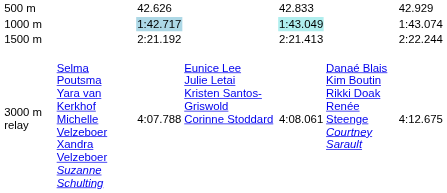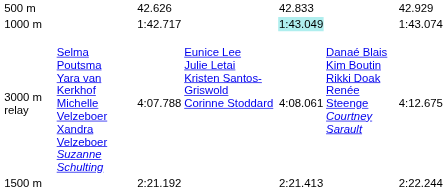(159, 24) lightblue background -> (159, 24) no background
rows swapped: (23, 39) <-> (23, 119)
